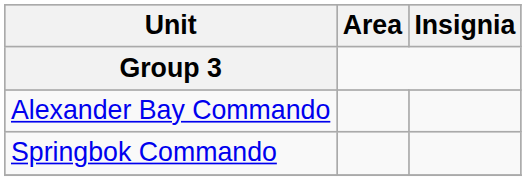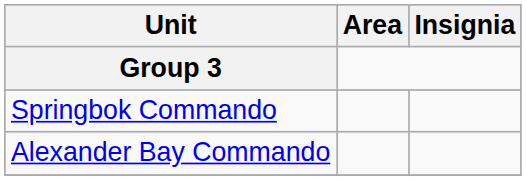rows swapped: (171, 110) <-> (144, 152)
